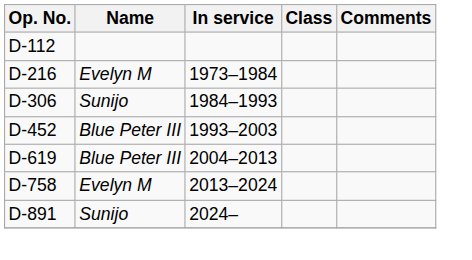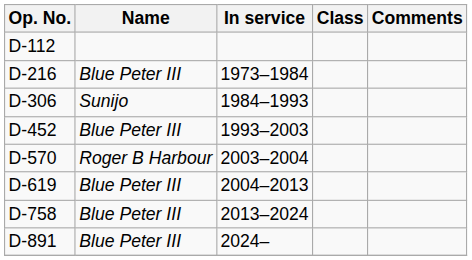(115, 74) Evelyn M -> (130, 74) Blue Peter III
+ row: (33, 158)
(115, 185) Evelyn M -> (130, 213) Blue Peter III
(104, 213) Sunijo -> (130, 241) Blue Peter III
